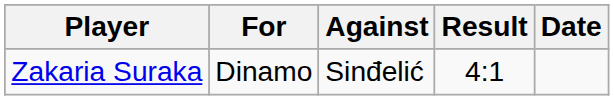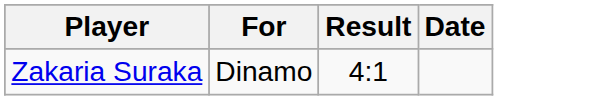- column: (377, 26)
